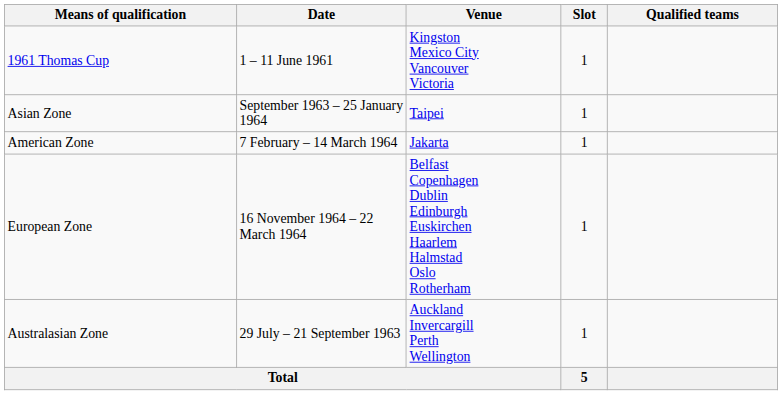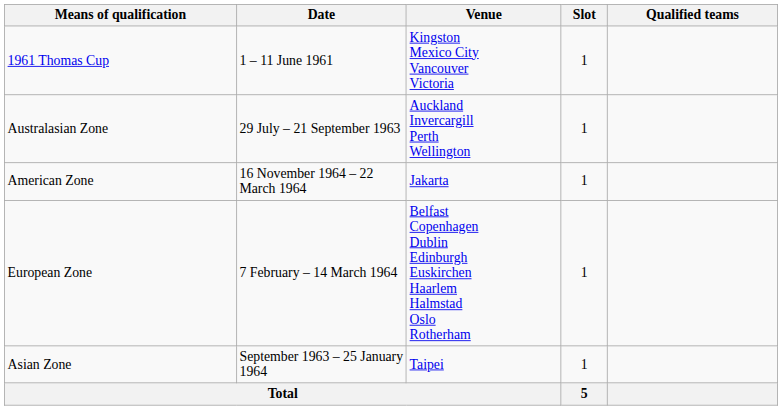rows swapped: (40, 113) <-> (58, 333)
(318, 142) 7 February – 14 March 1964 -> (306, 181) 16 November 1964 – 22 March 1964
(306, 226) 16 November 1964 – 22 March 1964 -> (318, 272) 7 February – 14 March 1964
